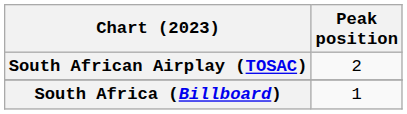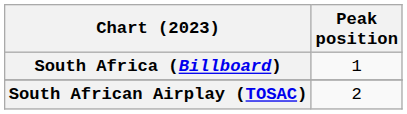rows swapped: (158, 94) <-> (158, 66)
